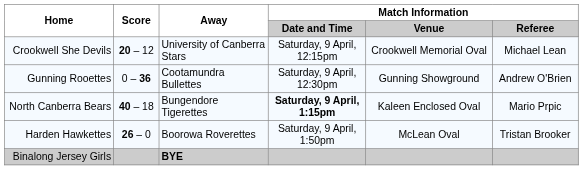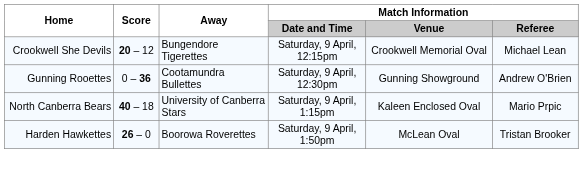(213, 50) University of Canberra Stars -> (190, 50) Bungendore Tigerettes
(190, 106) Bungendore Tigerettes -> (213, 106) University of Canberra Stars
(317, 106) bold -> (317, 106) normal
- row: (62, 156)
